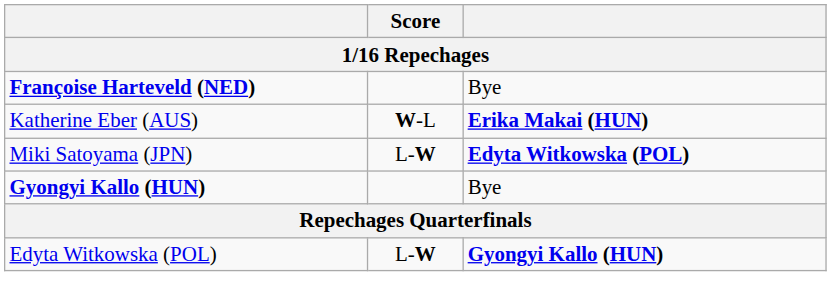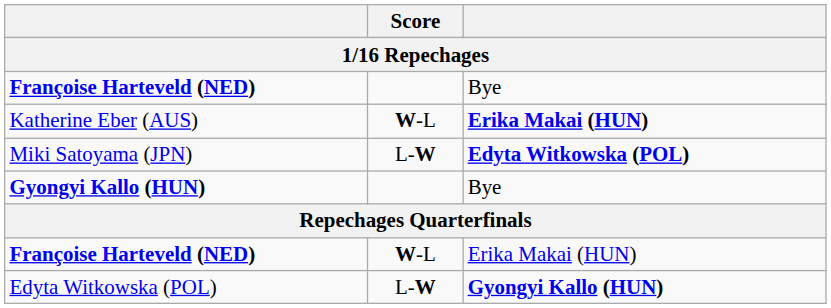+ row: (132, 253)
